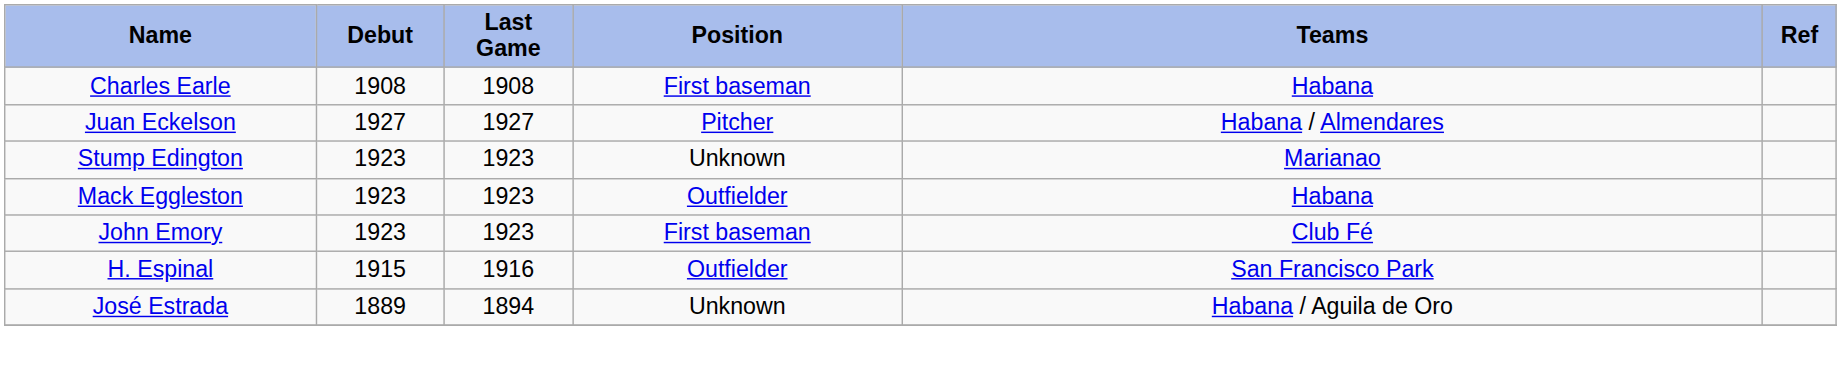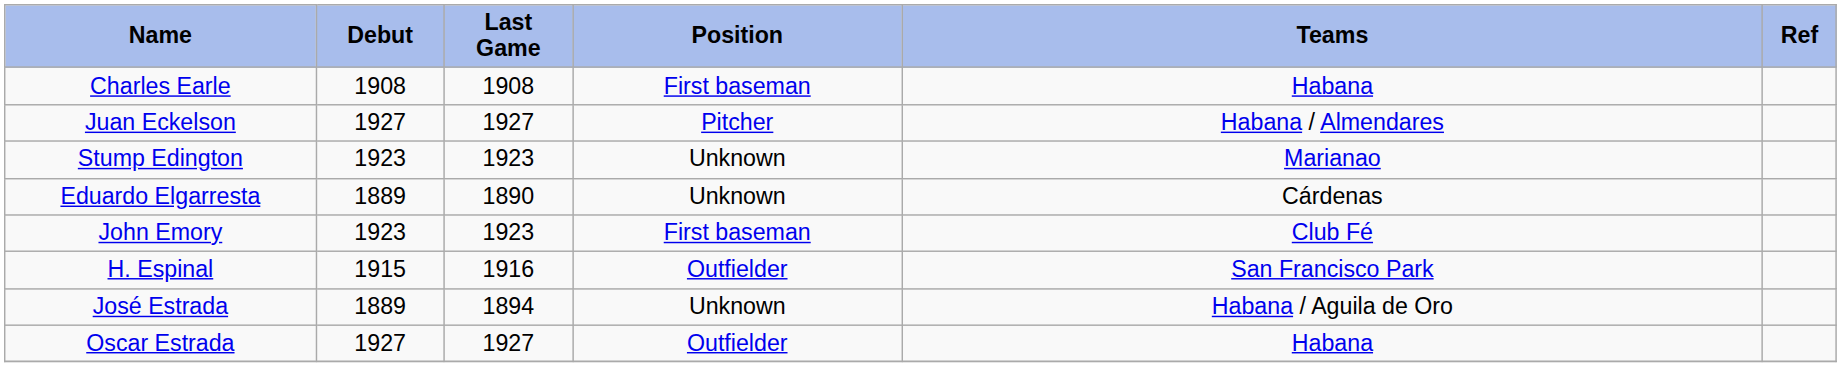- row: (160, 196)
+ row: (160, 196)
+ row: (160, 343)
